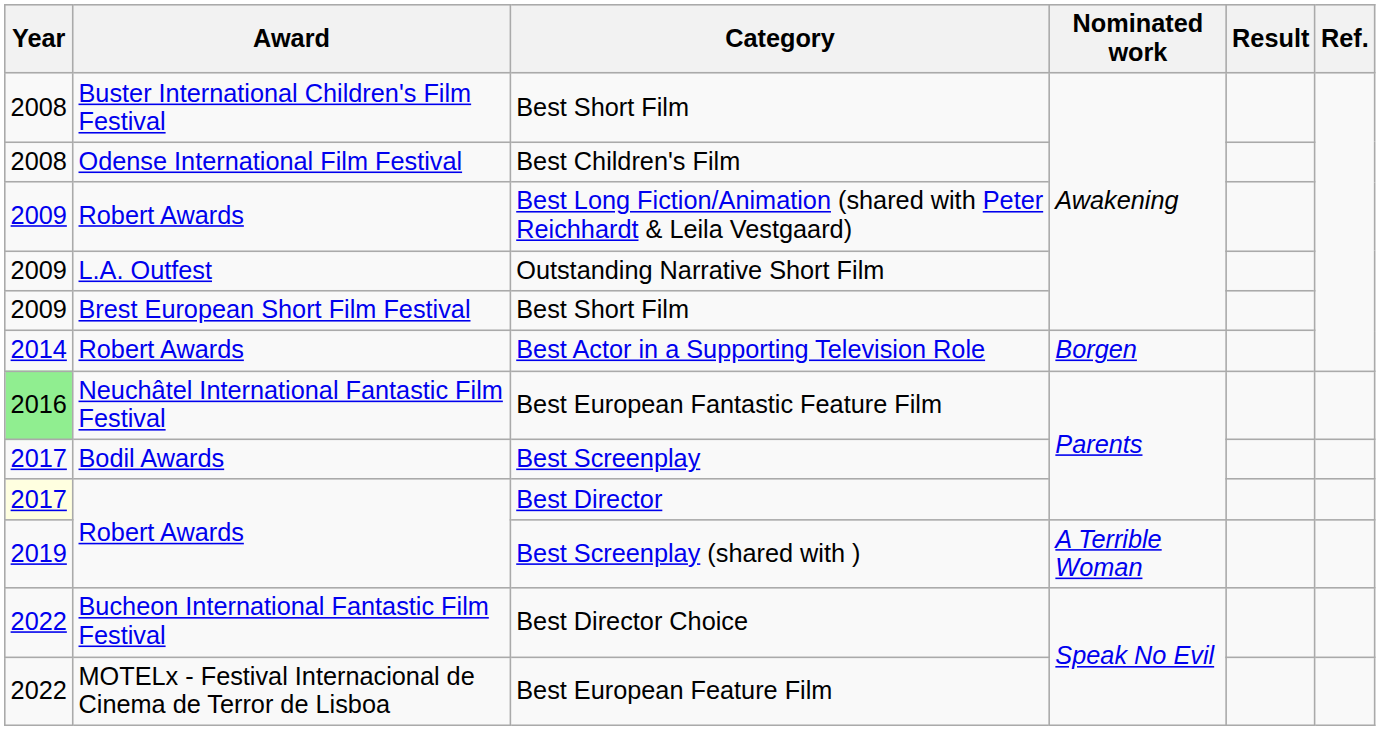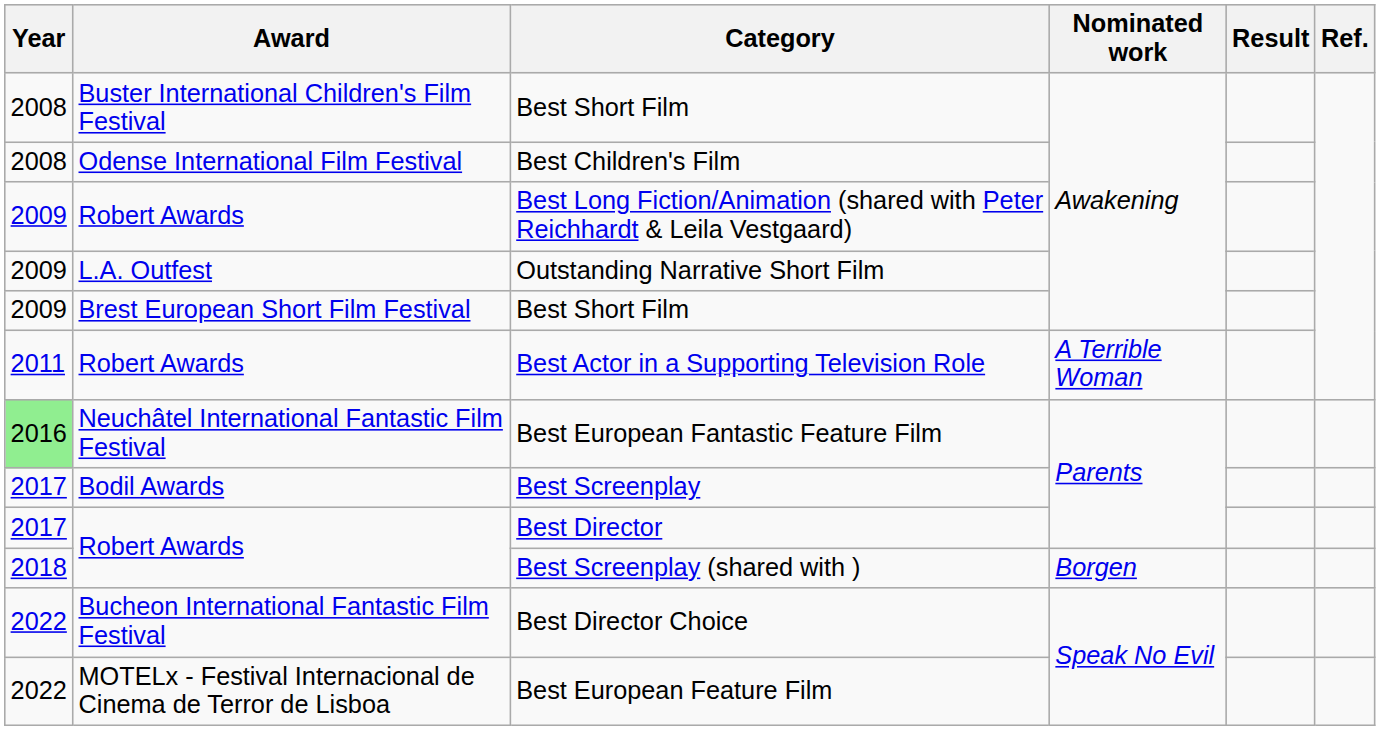(39, 350) 2014 -> (38, 364) 2011
(1096, 350) Borgen -> (1109, 364) A Terrible Woman
(39, 499) lightyellow background -> (39, 527) no background
(39, 553) 2019 -> (39, 567) 2018
(1109, 553) A Terrible Woman -> (1096, 567) Borgen
